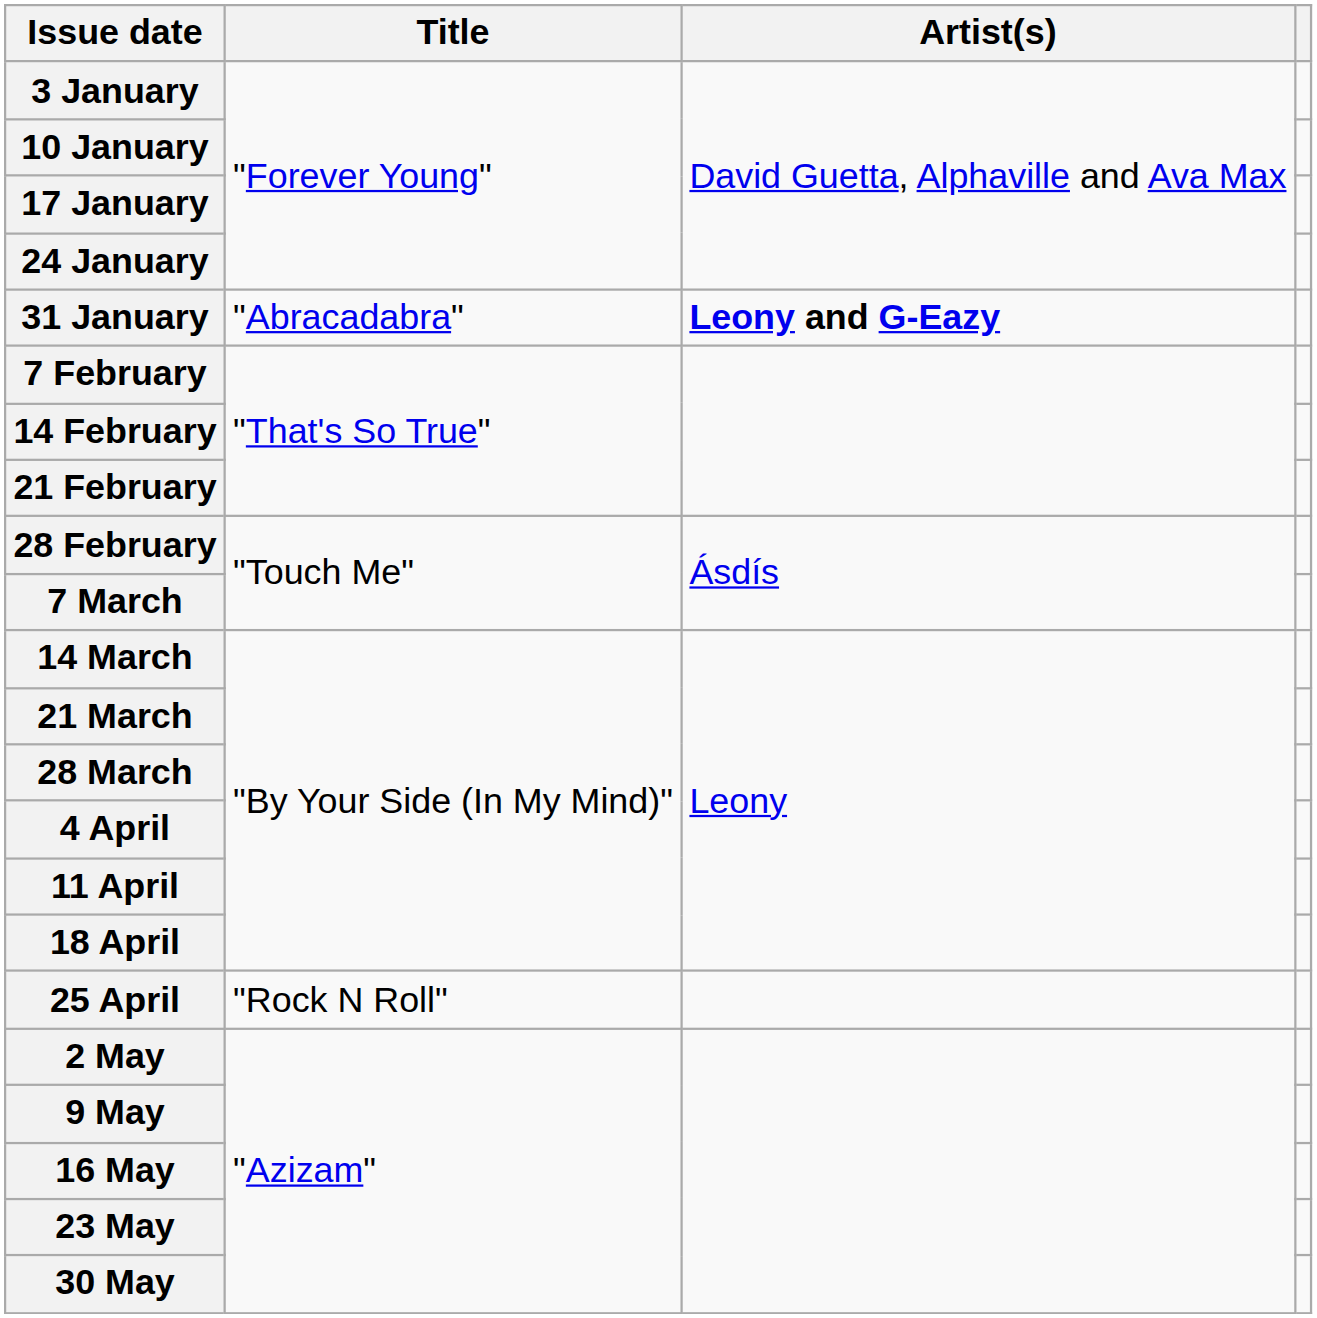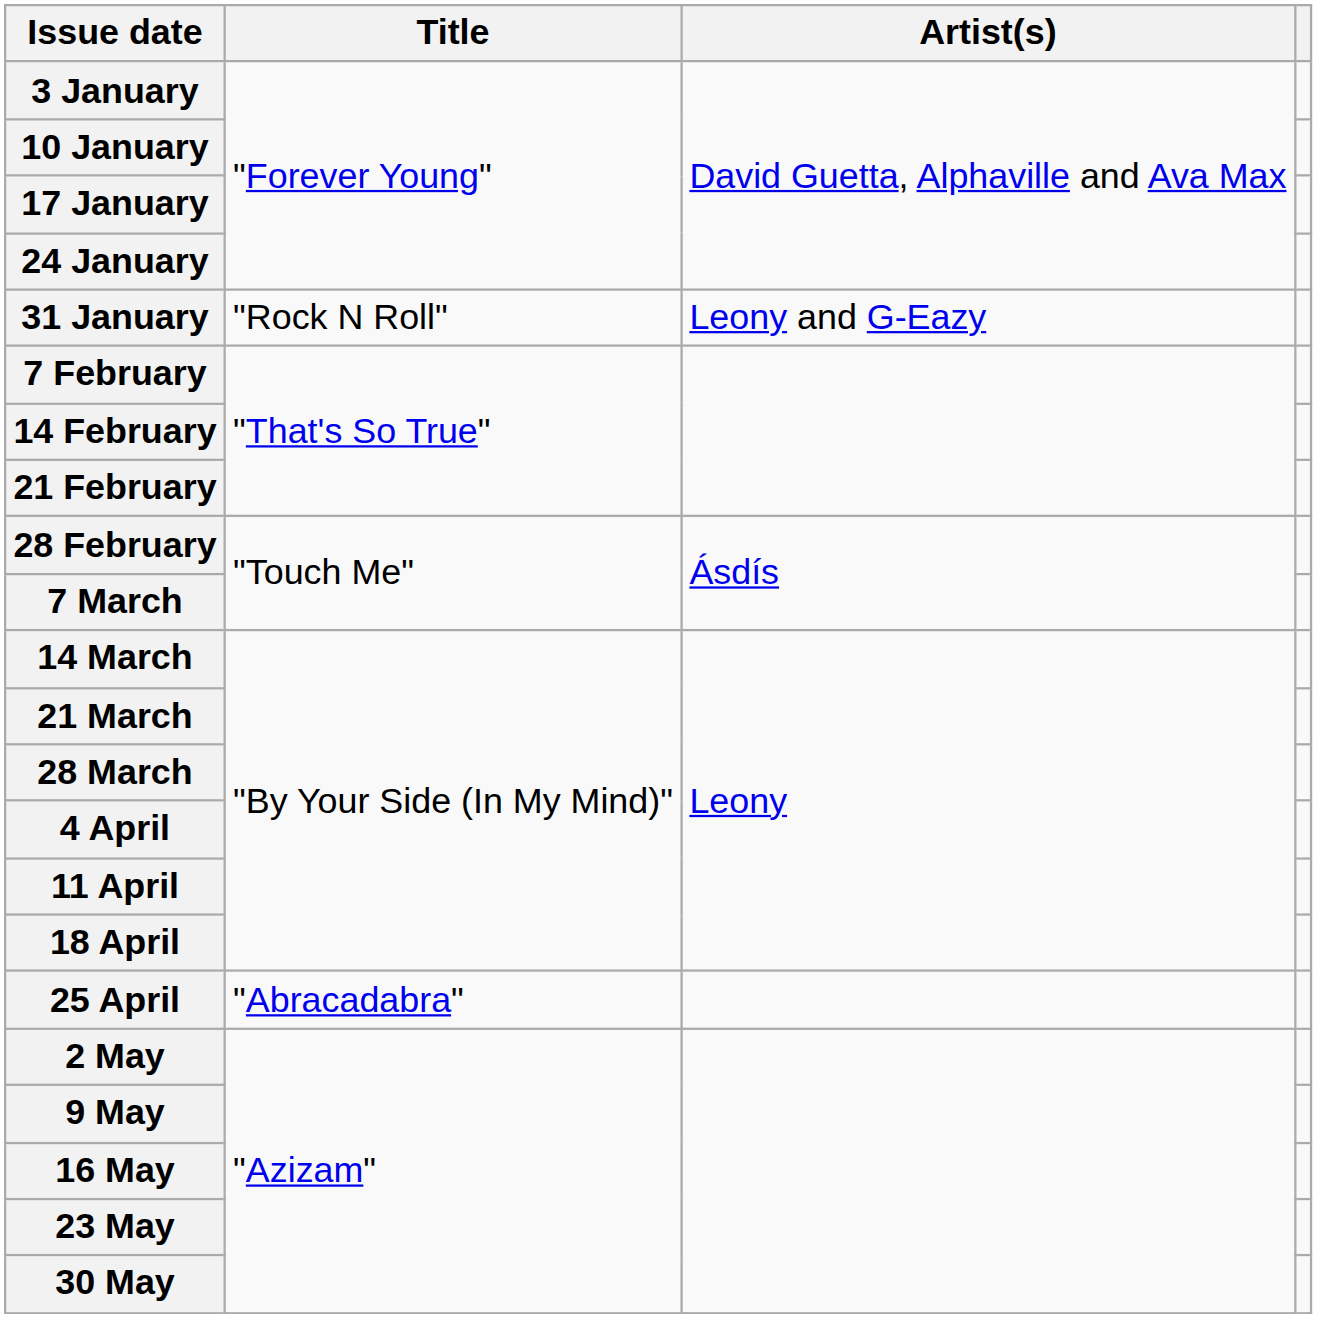(348, 317) "Abracadabra" -> (340, 317) "Rock N Roll"
(845, 317) bold -> (838, 317) normal
(340, 999) "Rock N Roll" -> (348, 999) "Abracadabra"
